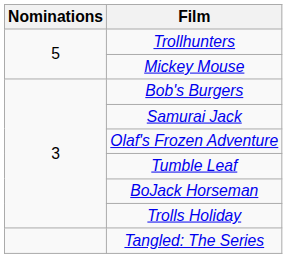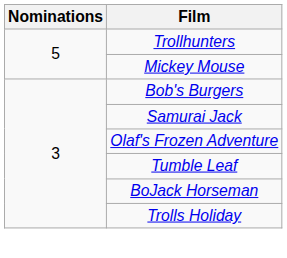- row: (194, 240)
